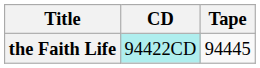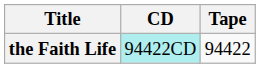(228, 48) 94445 -> (228, 48) 94422
